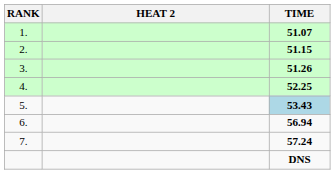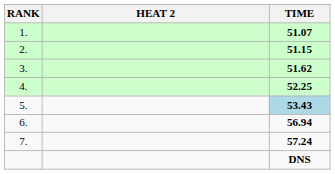(299, 68) 51.26 -> (299, 68) 51.62
